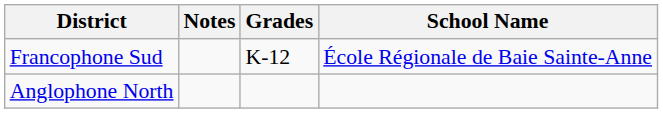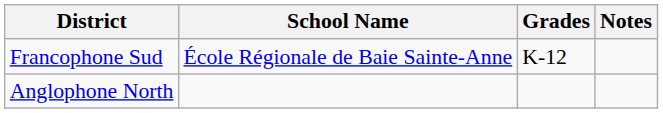columns swapped: (488, 21) <-> (210, 21)
